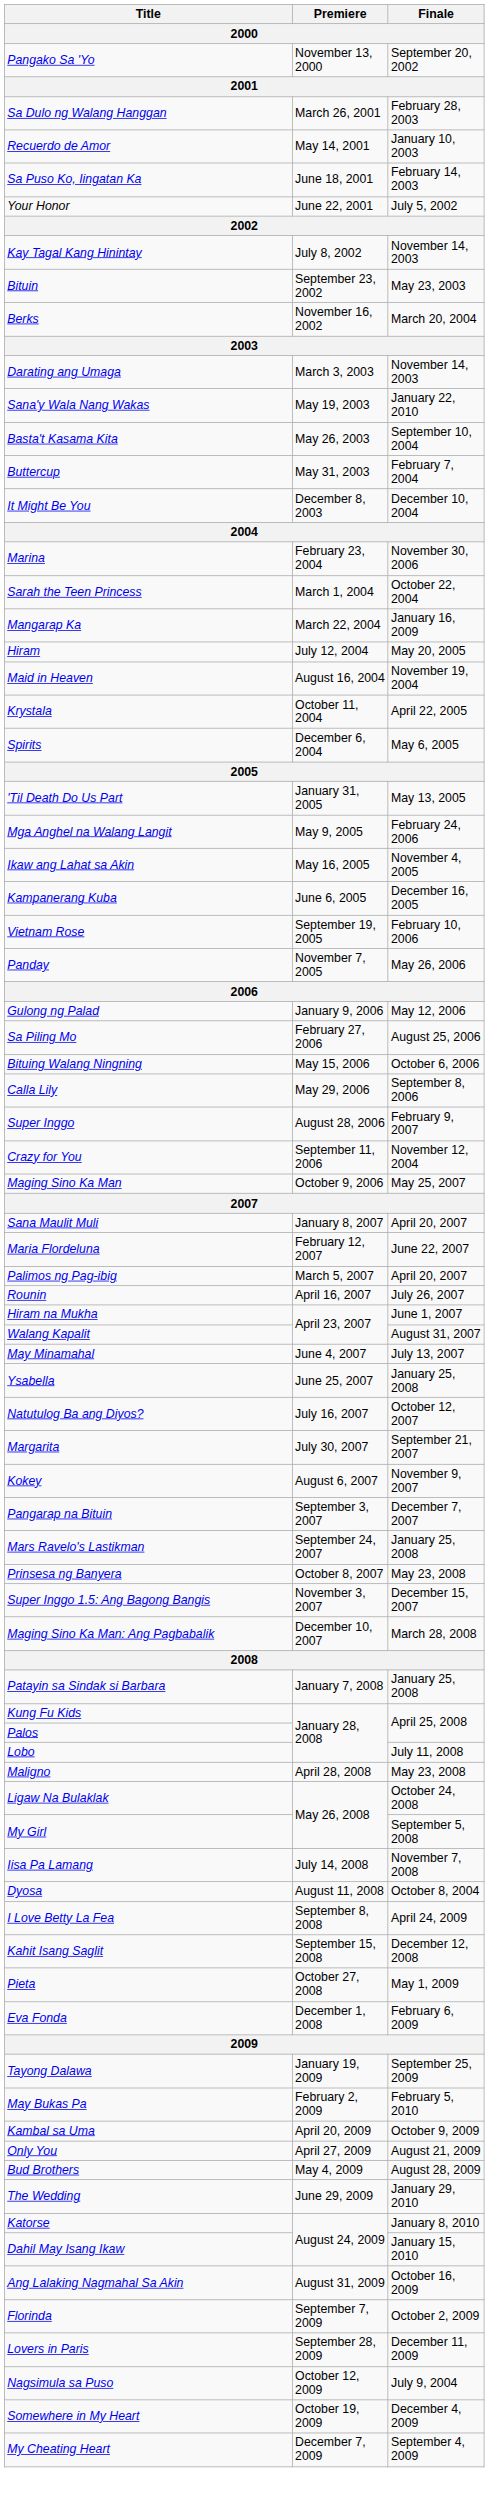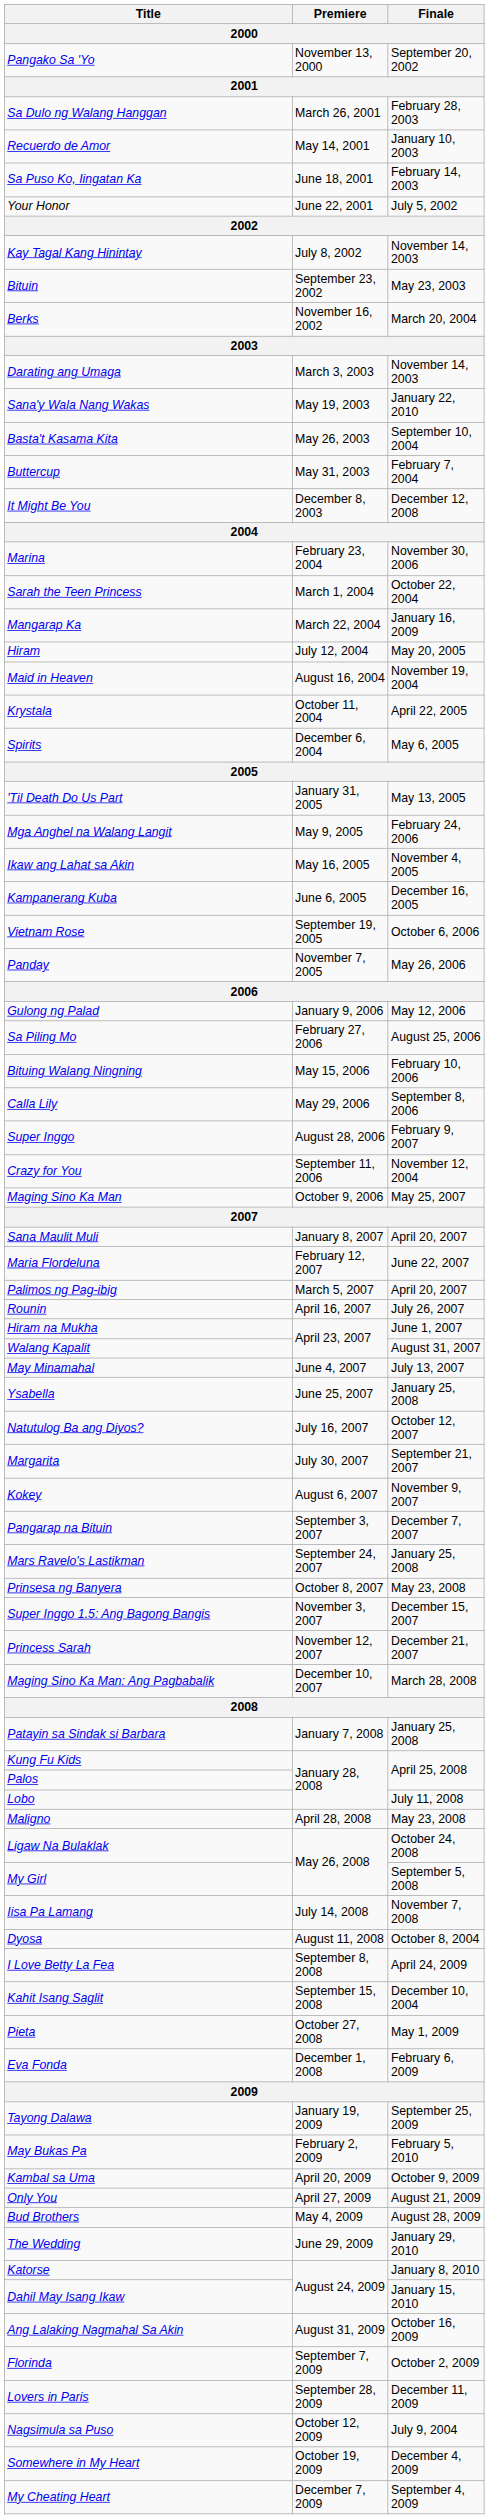(430, 505) December 10, 2004 -> (430, 505) December 12, 2008
(426, 931) February 10, 2006 -> (435, 931) October 6, 2006
(435, 1064) October 6, 2006 -> (426, 1071) February 10, 2006
+ row: (49, 1647)
(430, 1951) December 12, 2008 -> (430, 1998) December 10, 2004
